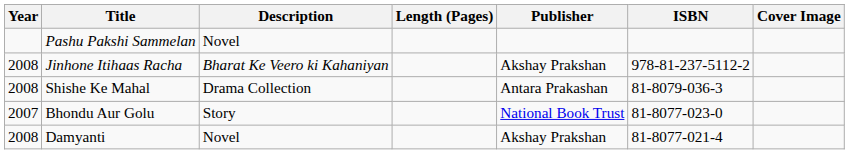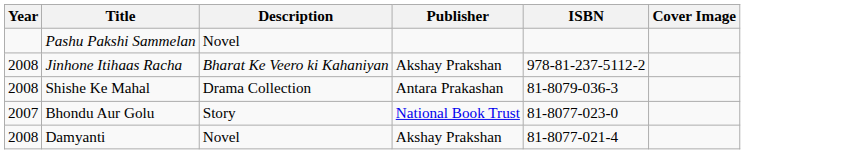- column: (444, 16)
